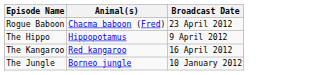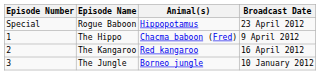+ column: (40, 11)
(117, 24) Chacma baboon (Fred) -> (169, 24) Hippopotamus
(97, 37) Hippopotamus -> (189, 37) Chacma baboon (Fred)
